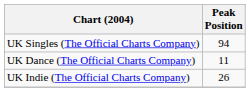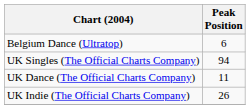+ row: (65, 43)
